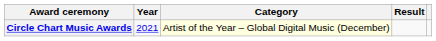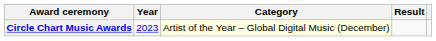(147, 28) 2021 -> (147, 28) 2023
